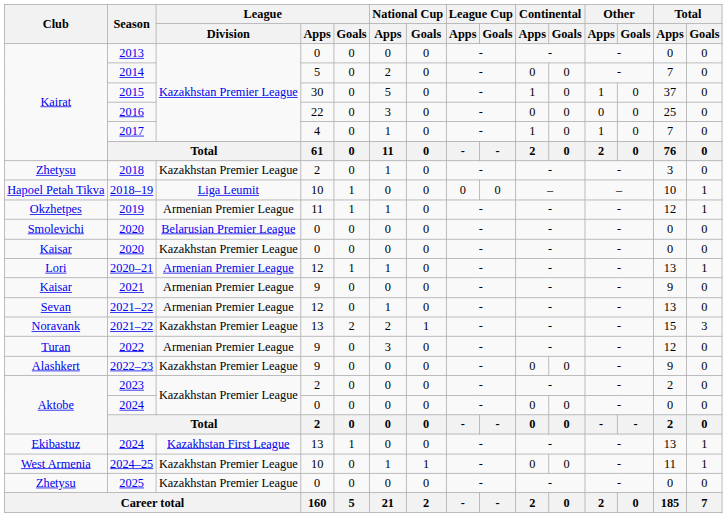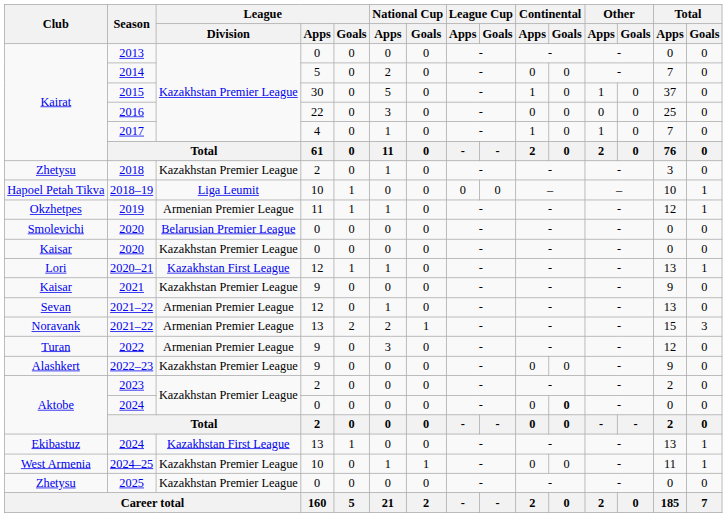(228, 268) Armenian Premier League -> (228, 268) Kazakhstan First League
(228, 287) Armenian Premier League -> (228, 287) Kazakhstan Premier League
(228, 326) Kazakhstan Premier League -> (228, 326) Armenian Premier League
(567, 405) normal -> (567, 405) bold
